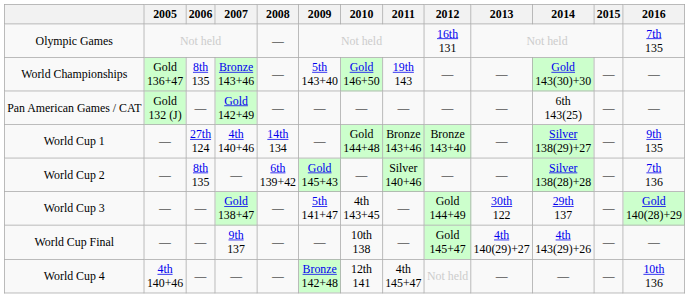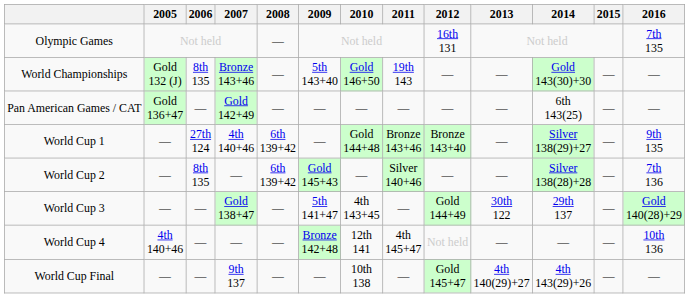(165, 74) Gold 136+47 -> (165, 74) Gold 132 (J)
(165, 108) Gold 132 (J) -> (165, 108) Gold 136+47
(278, 141) 14th 134 -> (278, 141) 6th 139+42
rows swapped: (74, 276) <-> (74, 242)
